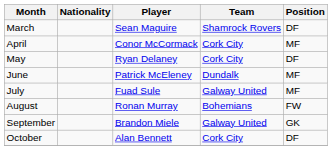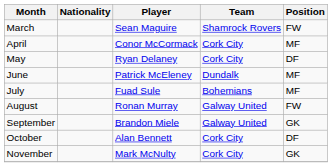(292, 28) DF -> (293, 28) FW
(234, 91) Galway United -> (227, 91) Bohemians
(227, 106) Bohemians -> (234, 106) Galway United
+ row: (29, 153)
